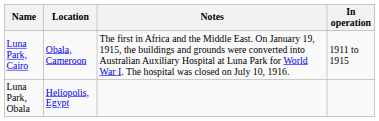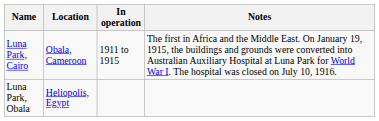columns swapped: (351, 17) <-> (212, 17)
